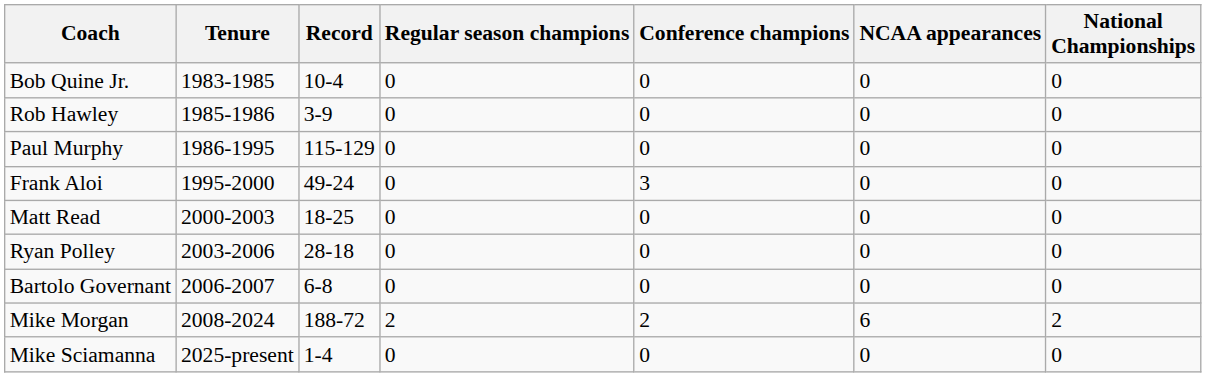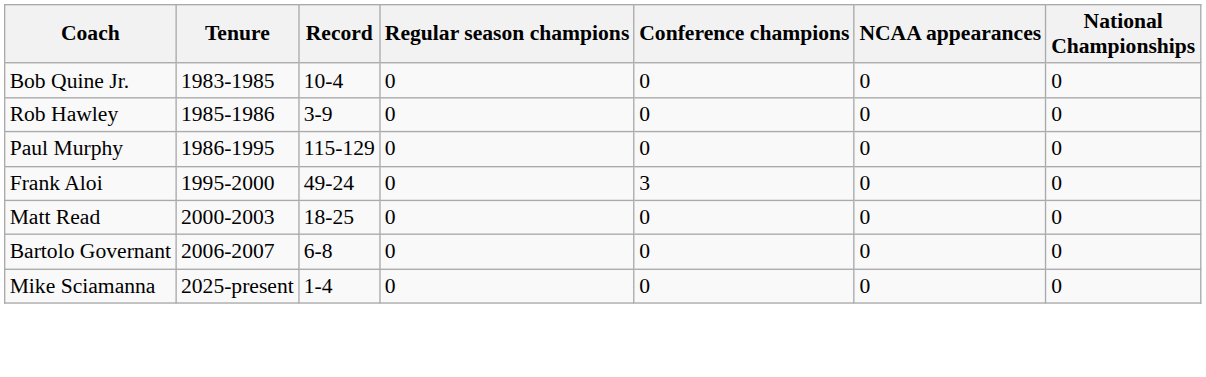- row: (62, 251)
- row: (69, 319)
